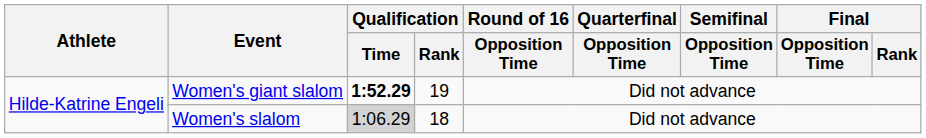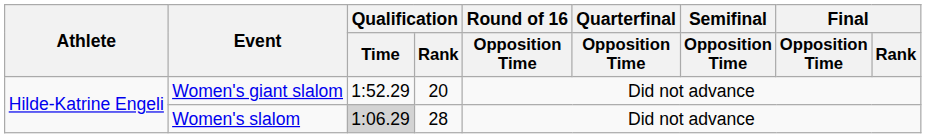(381, 91) bold -> (381, 91) normal
(439, 91) 19 -> (438, 91) 20
(439, 119) 18 -> (438, 119) 28
